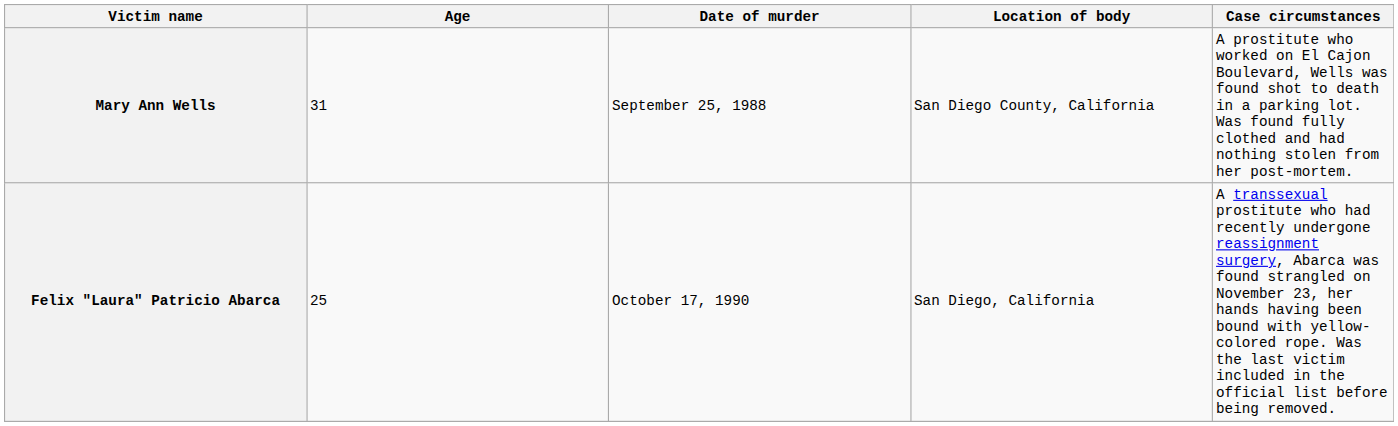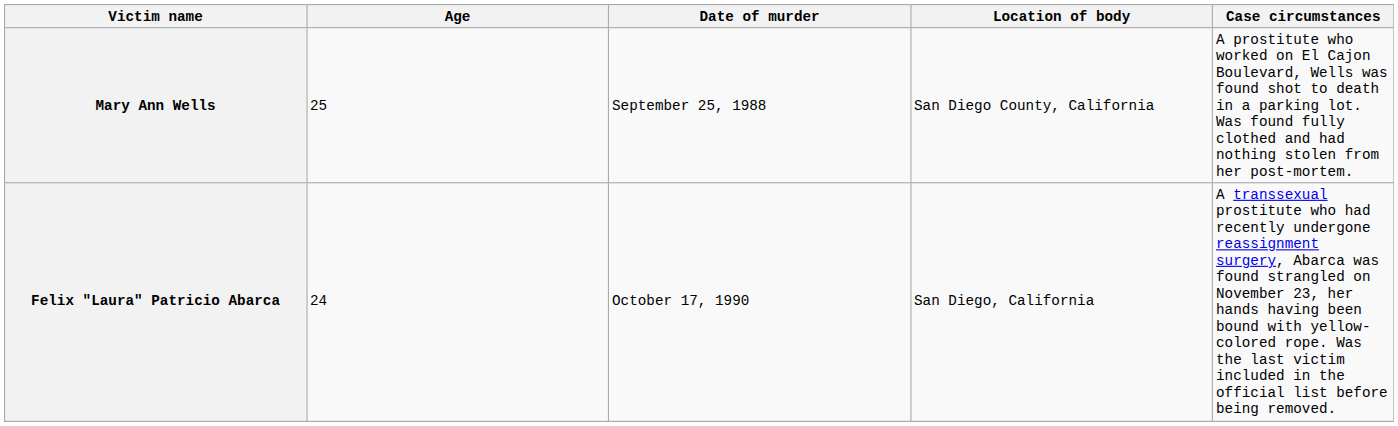(319, 106) 31 -> (319, 106) 25
(319, 302) 25 -> (319, 302) 24
